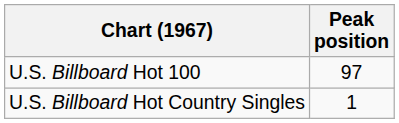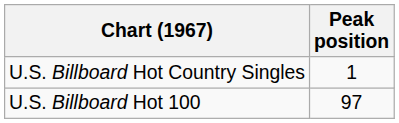rows swapped: (157, 103) <-> (105, 72)
